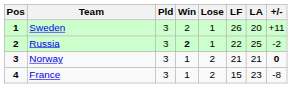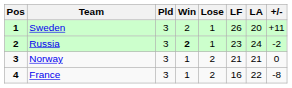(236, 43) 22 -> (236, 43) 23
(256, 43) 25 -> (256, 43) 24
(277, 59) bold -> (277, 59) normal
(236, 75) 15 -> (236, 75) 16
(256, 75) 23 -> (256, 75) 22
